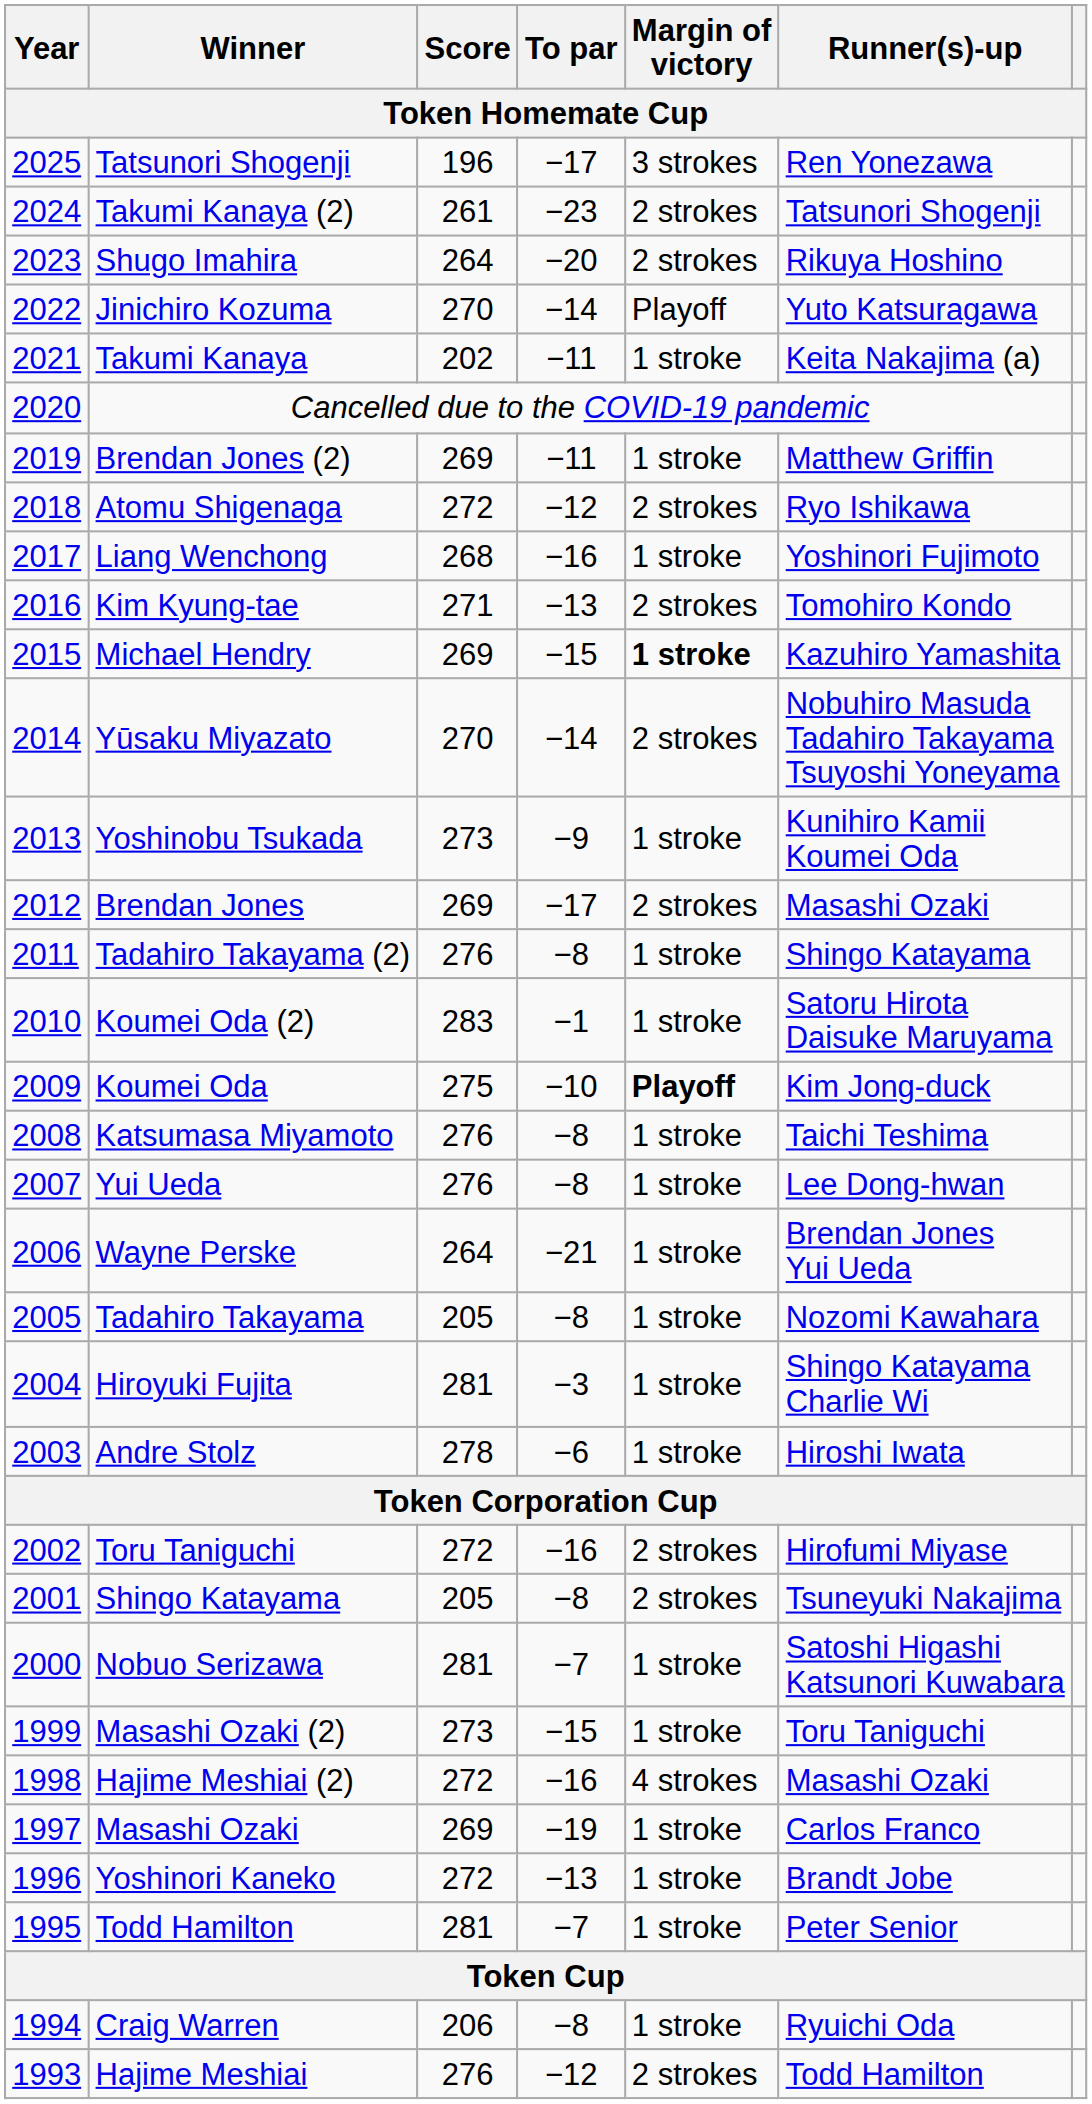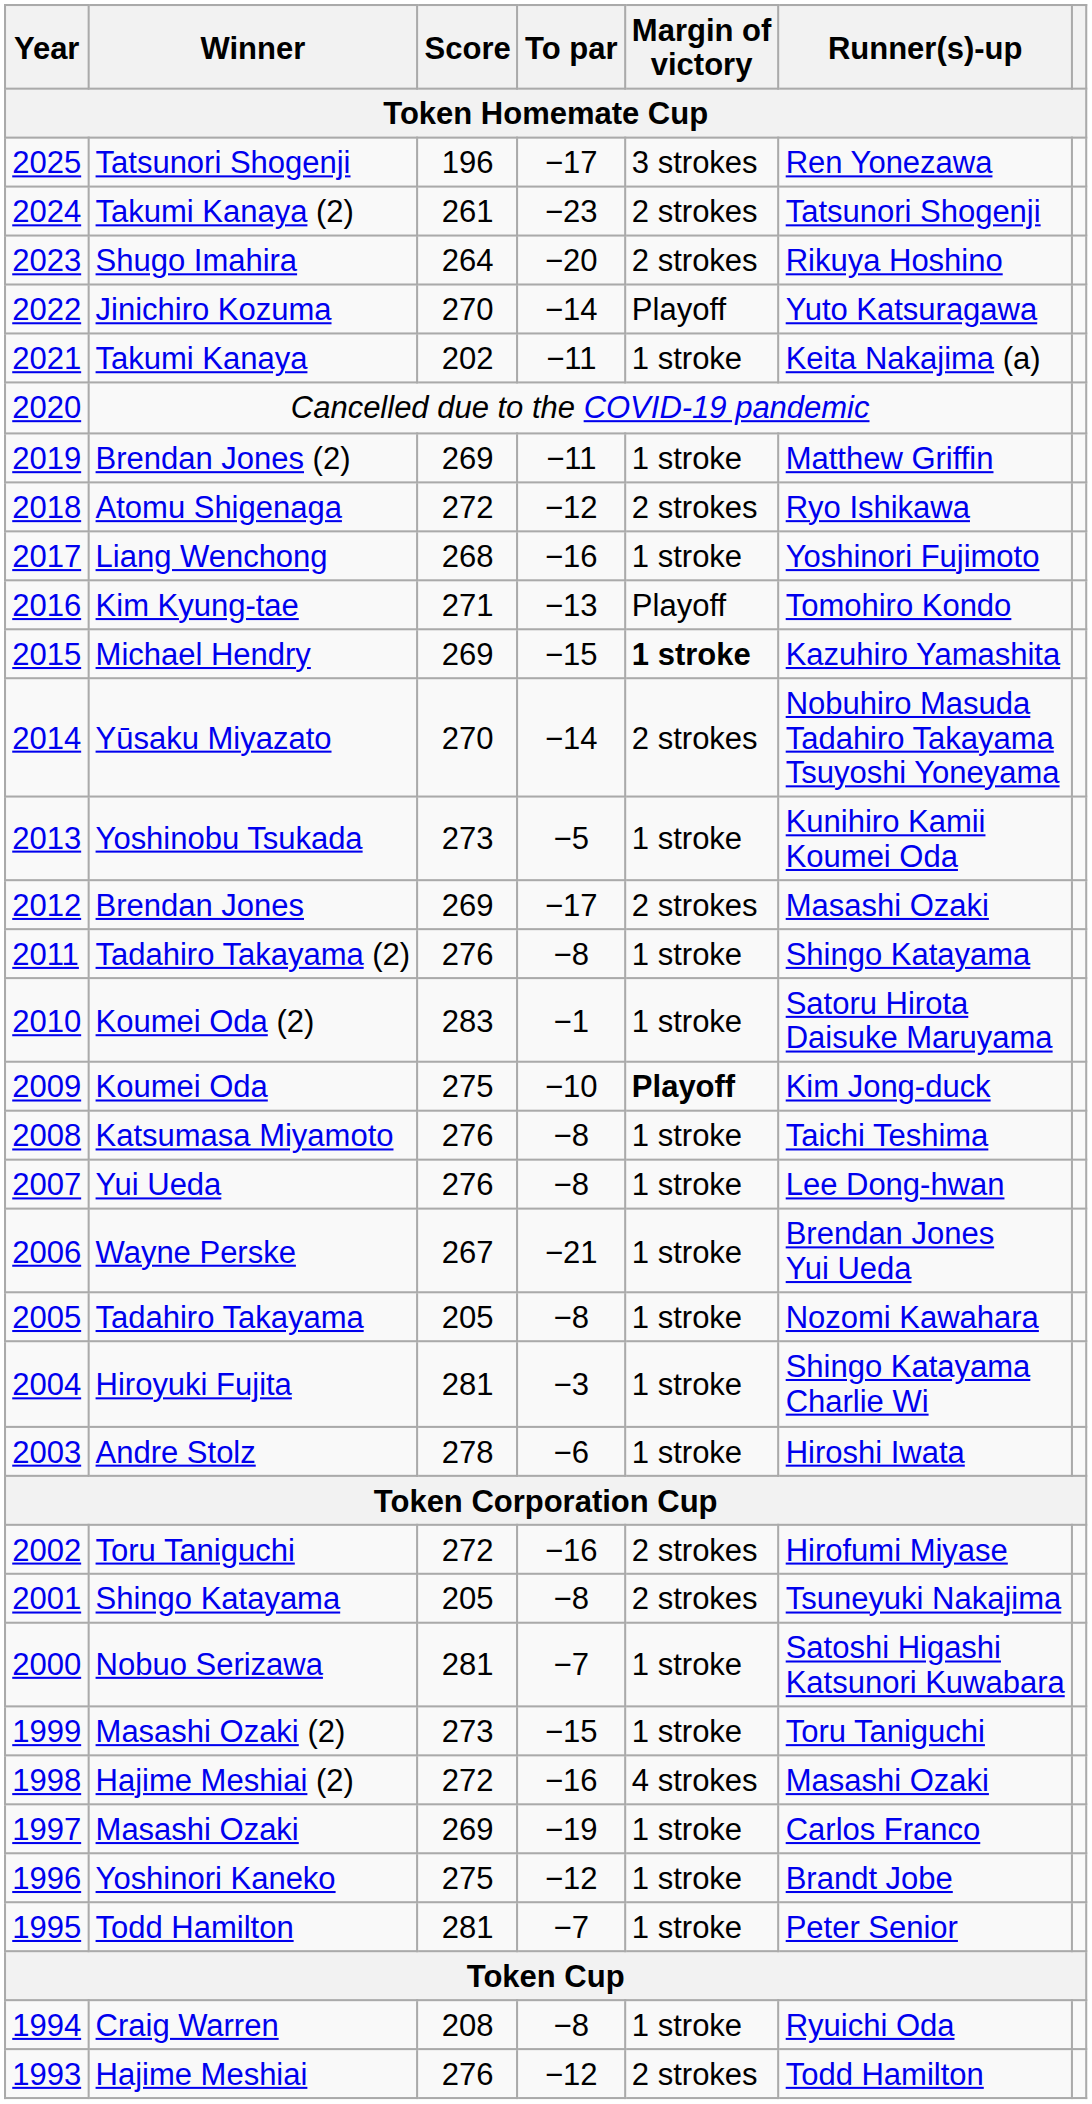(695, 604) 2 strokes -> (679, 604) Playoff
(571, 838) −9 -> (571, 838) −5
(468, 1251) 264 -> (468, 1251) 267
(468, 1878) 272 -> (468, 1878) 275
(571, 1878) −13 -> (571, 1878) −12
(468, 2025) 206 -> (468, 2025) 208
